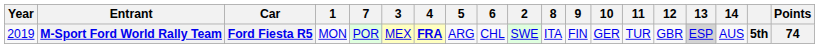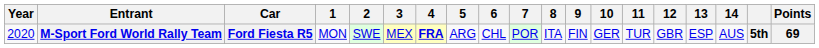columns swapped: (524, 14) <-> (366, 14)
(21, 34) 2019 -> (21, 34) 2020
(701, 34) lightgrey background -> (701, 34) no background
(793, 34) 74 -> (793, 34) 69
